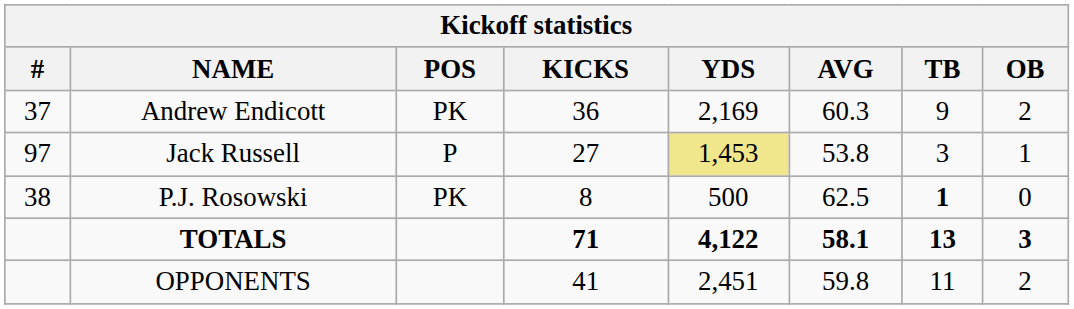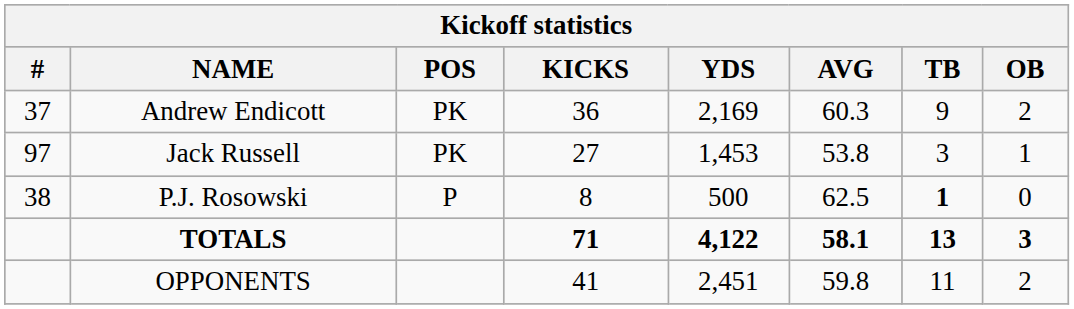(450, 153) P -> (450, 153) PK
(728, 153) khaki background -> (728, 153) no background
(450, 196) PK -> (450, 196) P
